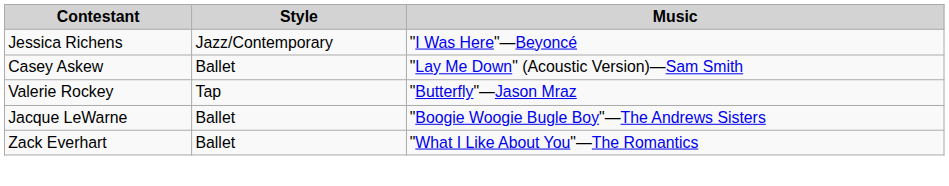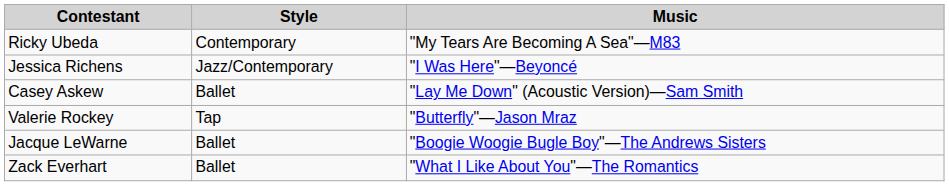+ row: (53, 42)
